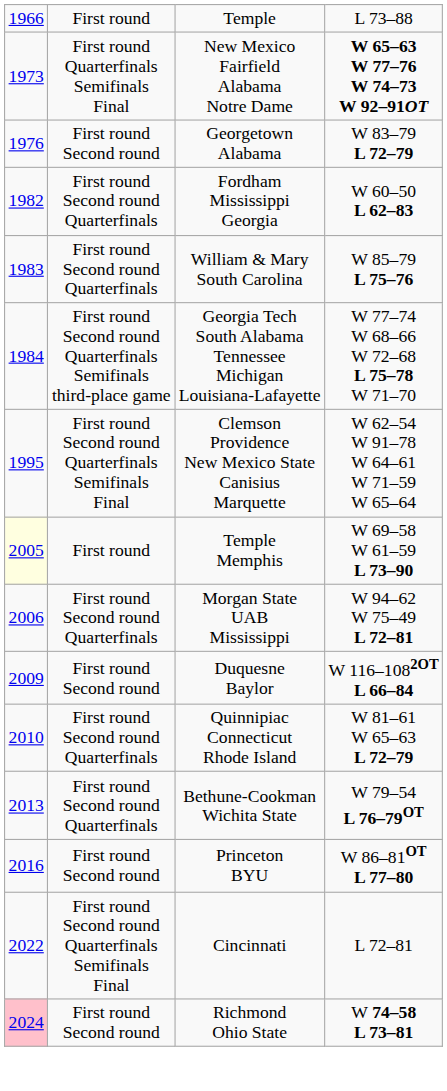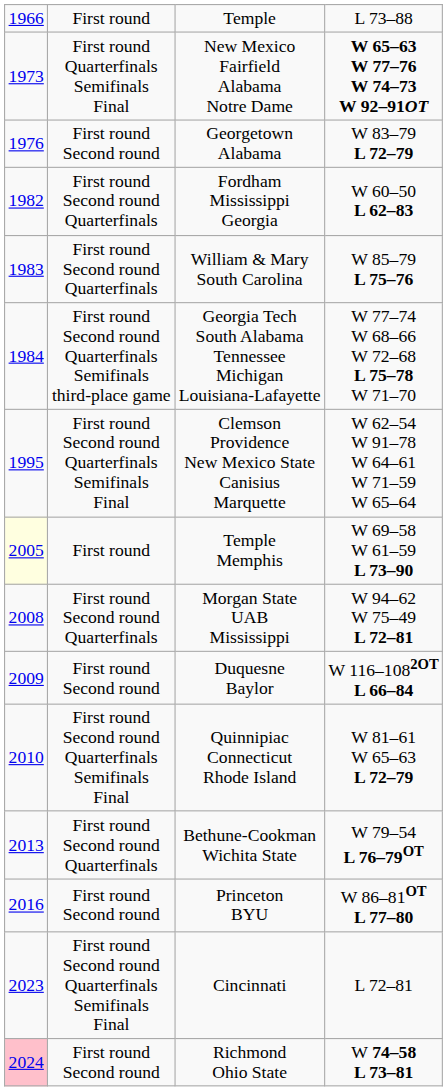(26, 617) 2006 -> (26, 617) 2008
(111, 737) First round Second round Quarterfinals -> (111, 757) First round Second round Quarterfinals Semifinals Final
(26, 945) 2022 -> (26, 984) 2023
